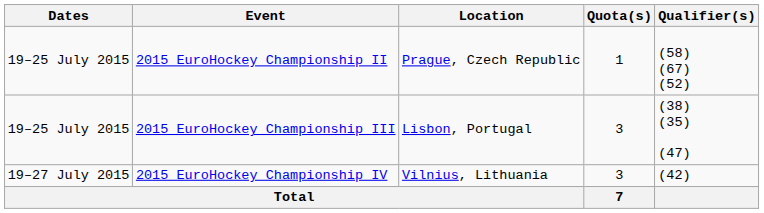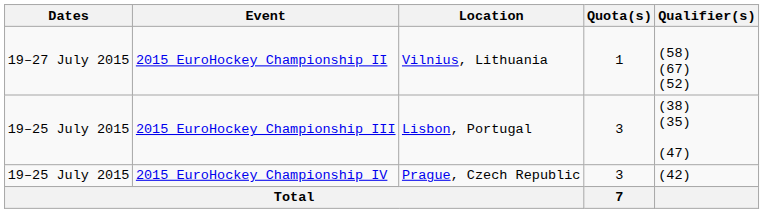(69, 61) 19–25 July 2015 -> (69, 61) 19–27 July 2015
(491, 61) Prague, Czech Republic -> (475, 61) Vilnius, Lithuania
(69, 175) 19–27 July 2015 -> (69, 175) 19–25 July 2015
(475, 175) Vilnius, Lithuania -> (491, 175) Prague, Czech Republic
